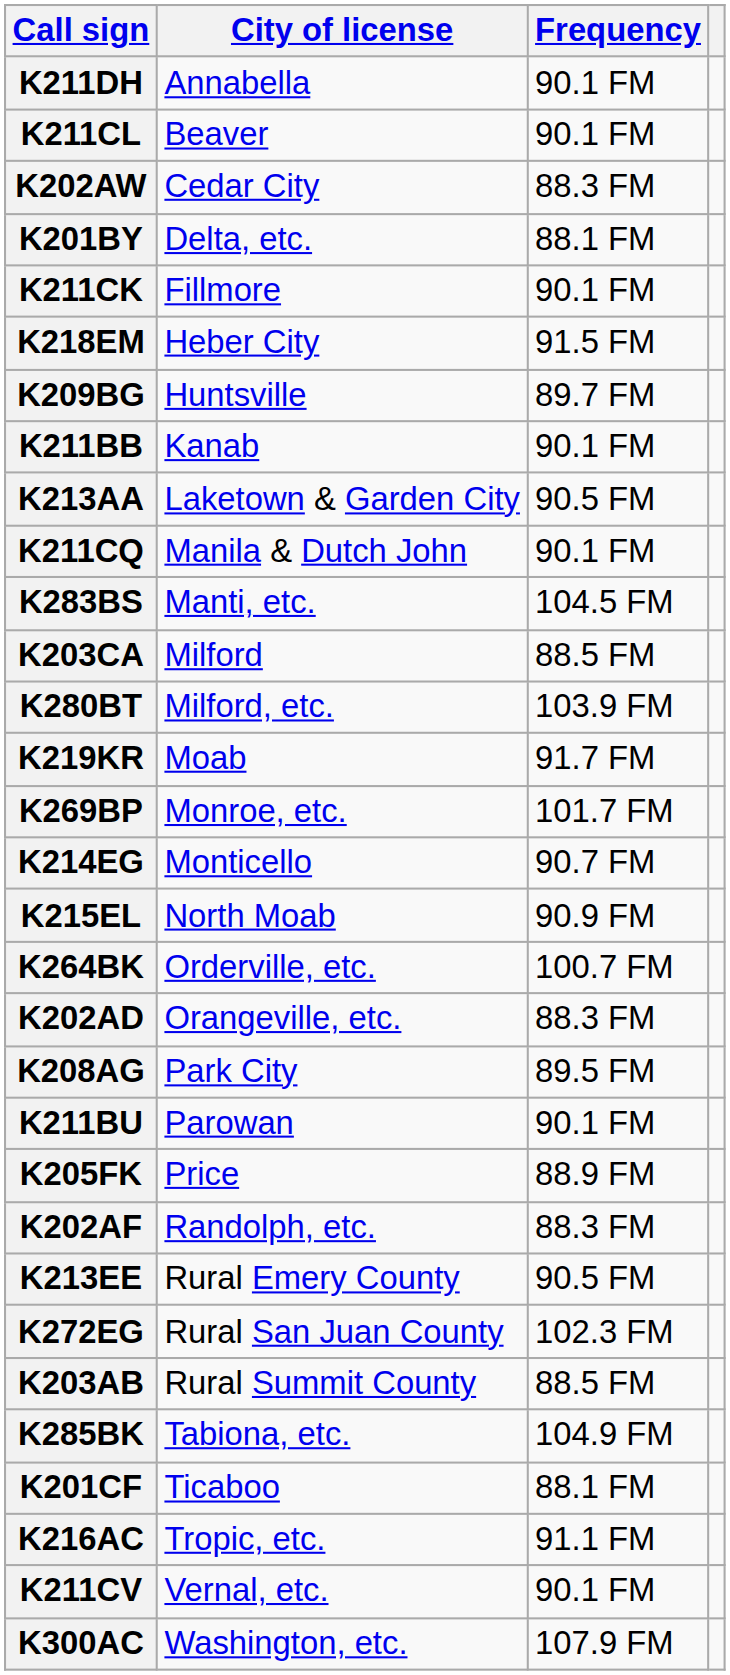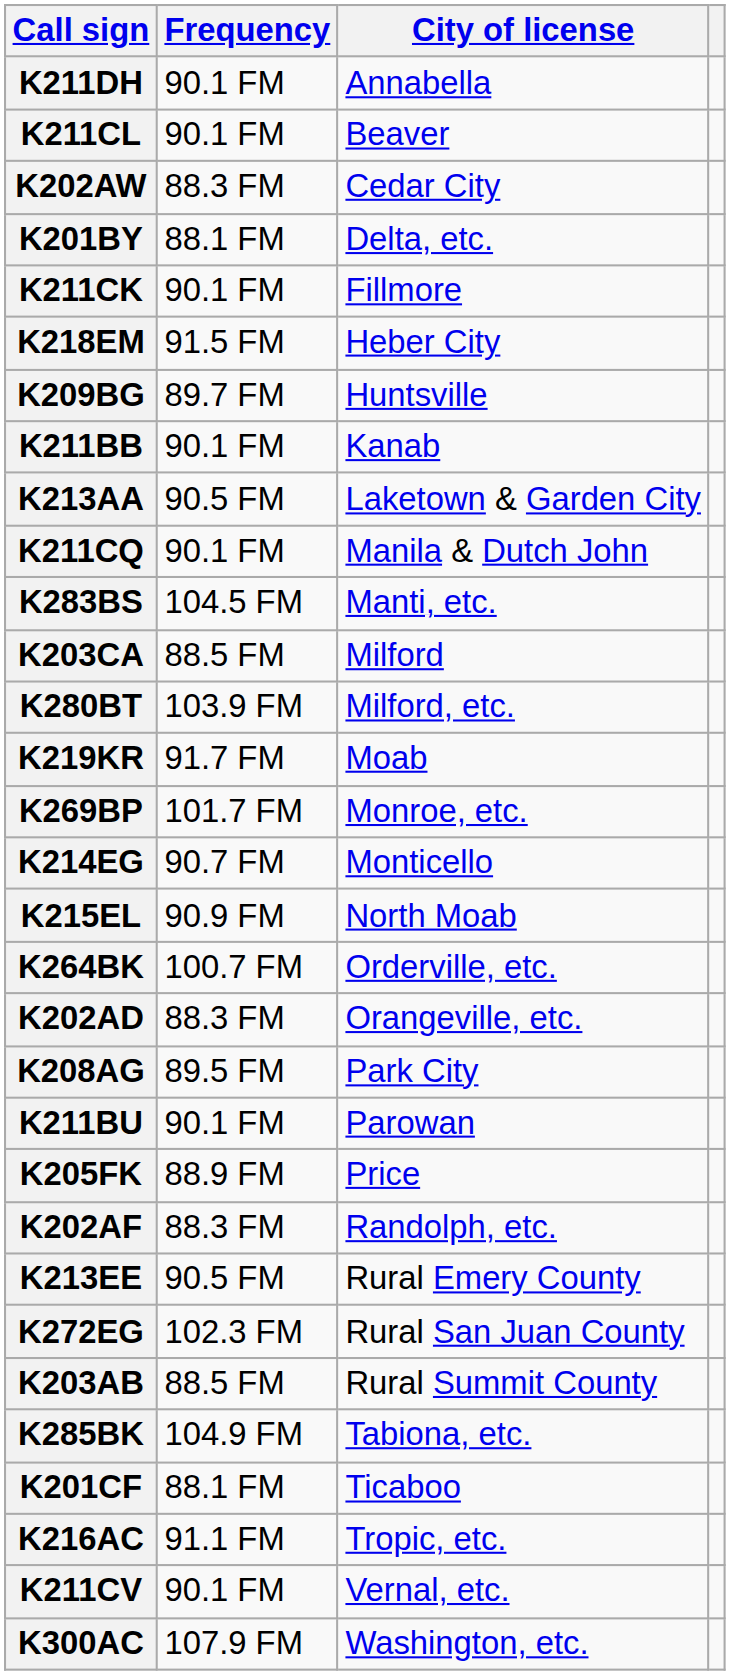columns swapped: (618, 30) <-> (342, 30)
